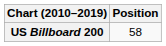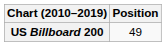(135, 32) 58 -> (135, 32) 49
